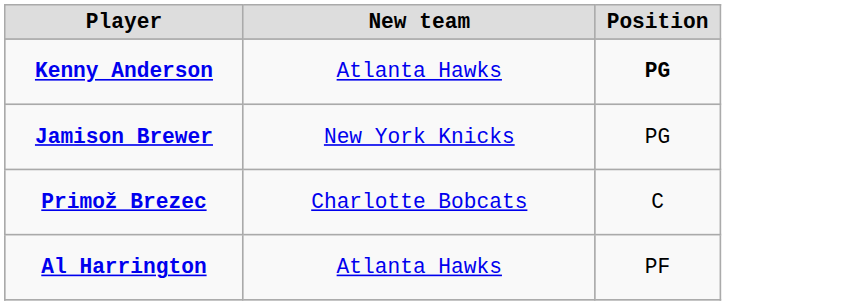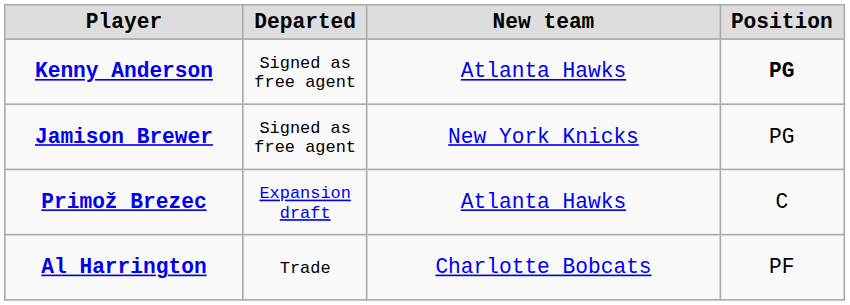+ column: (305, 22)
(419, 202) Charlotte Bobcats -> (543, 202) Atlanta Hawks
(419, 268) Atlanta Hawks -> (543, 268) Charlotte Bobcats
